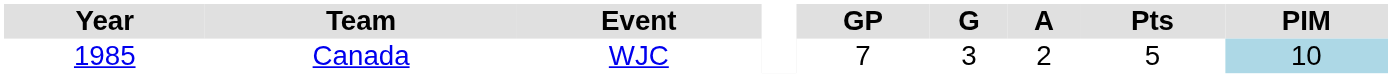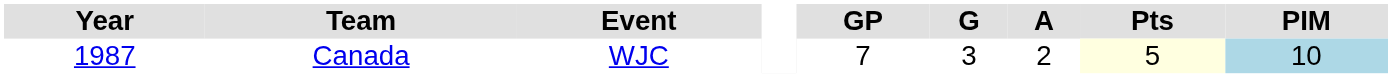(105, 55) 1985 -> (105, 55) 1987
(1152, 55) no background -> (1152, 55) lightyellow background
